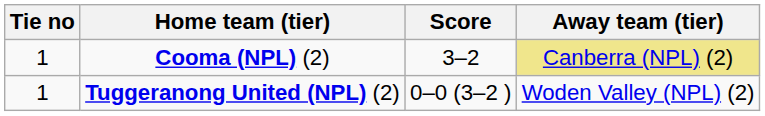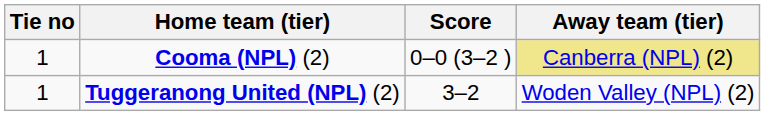(461, 57) 3–2 -> (461, 57) 0–0 (3–2 )
(461, 92) 0–0 (3–2 ) -> (461, 92) 3–2
